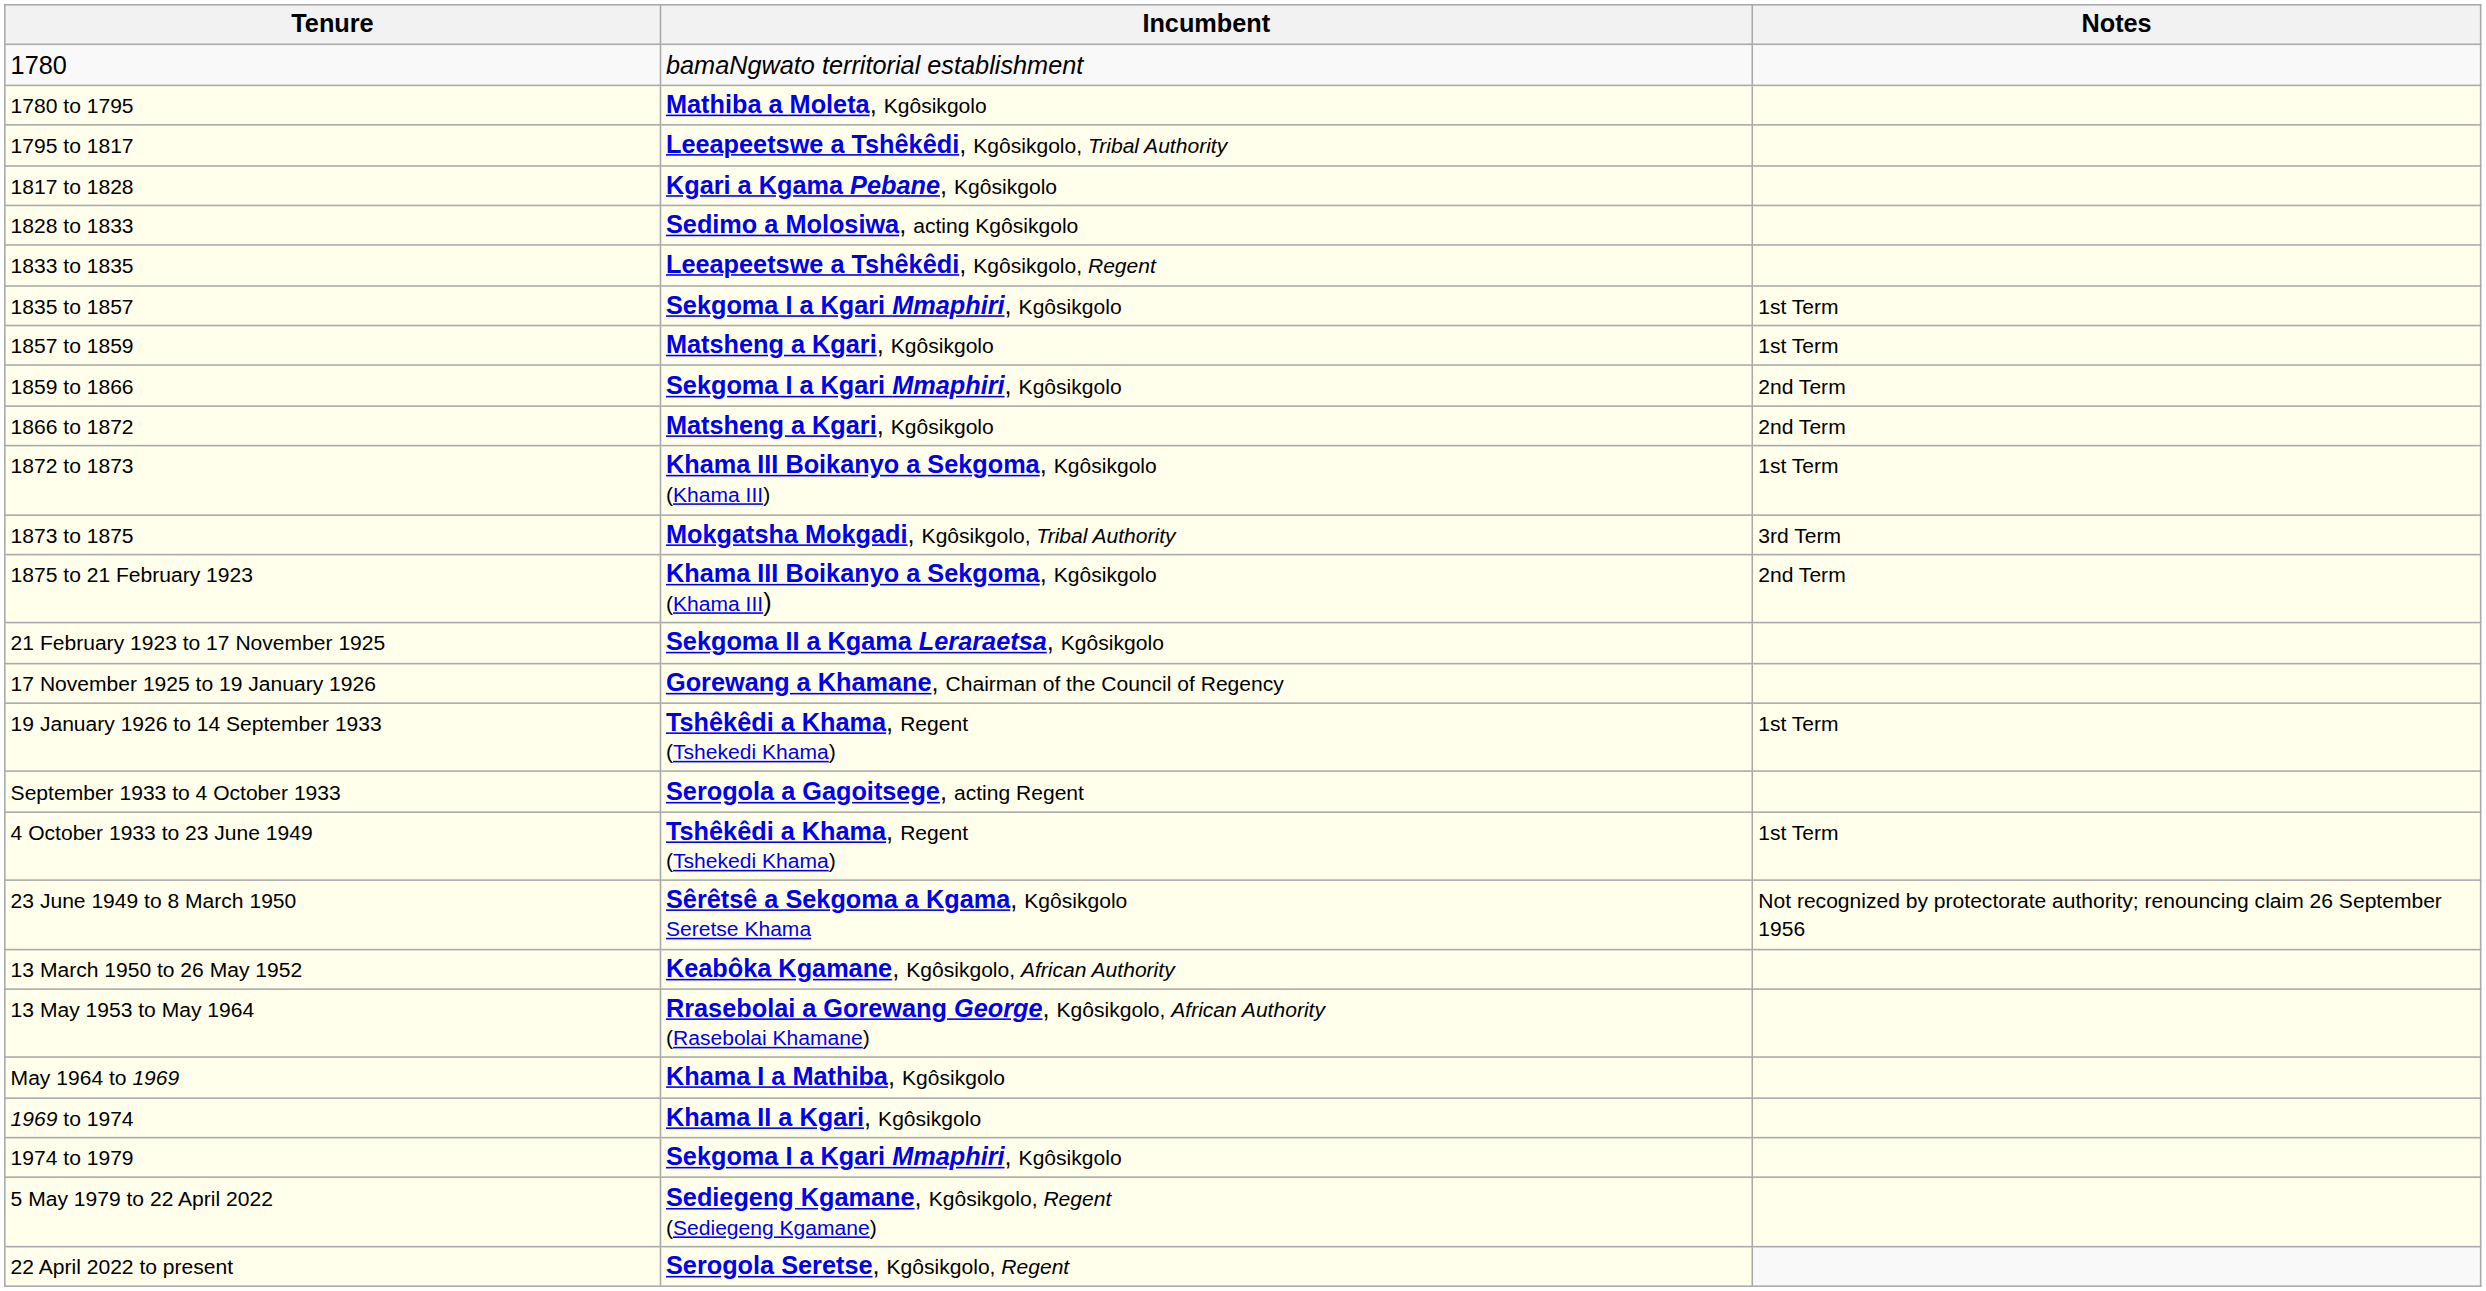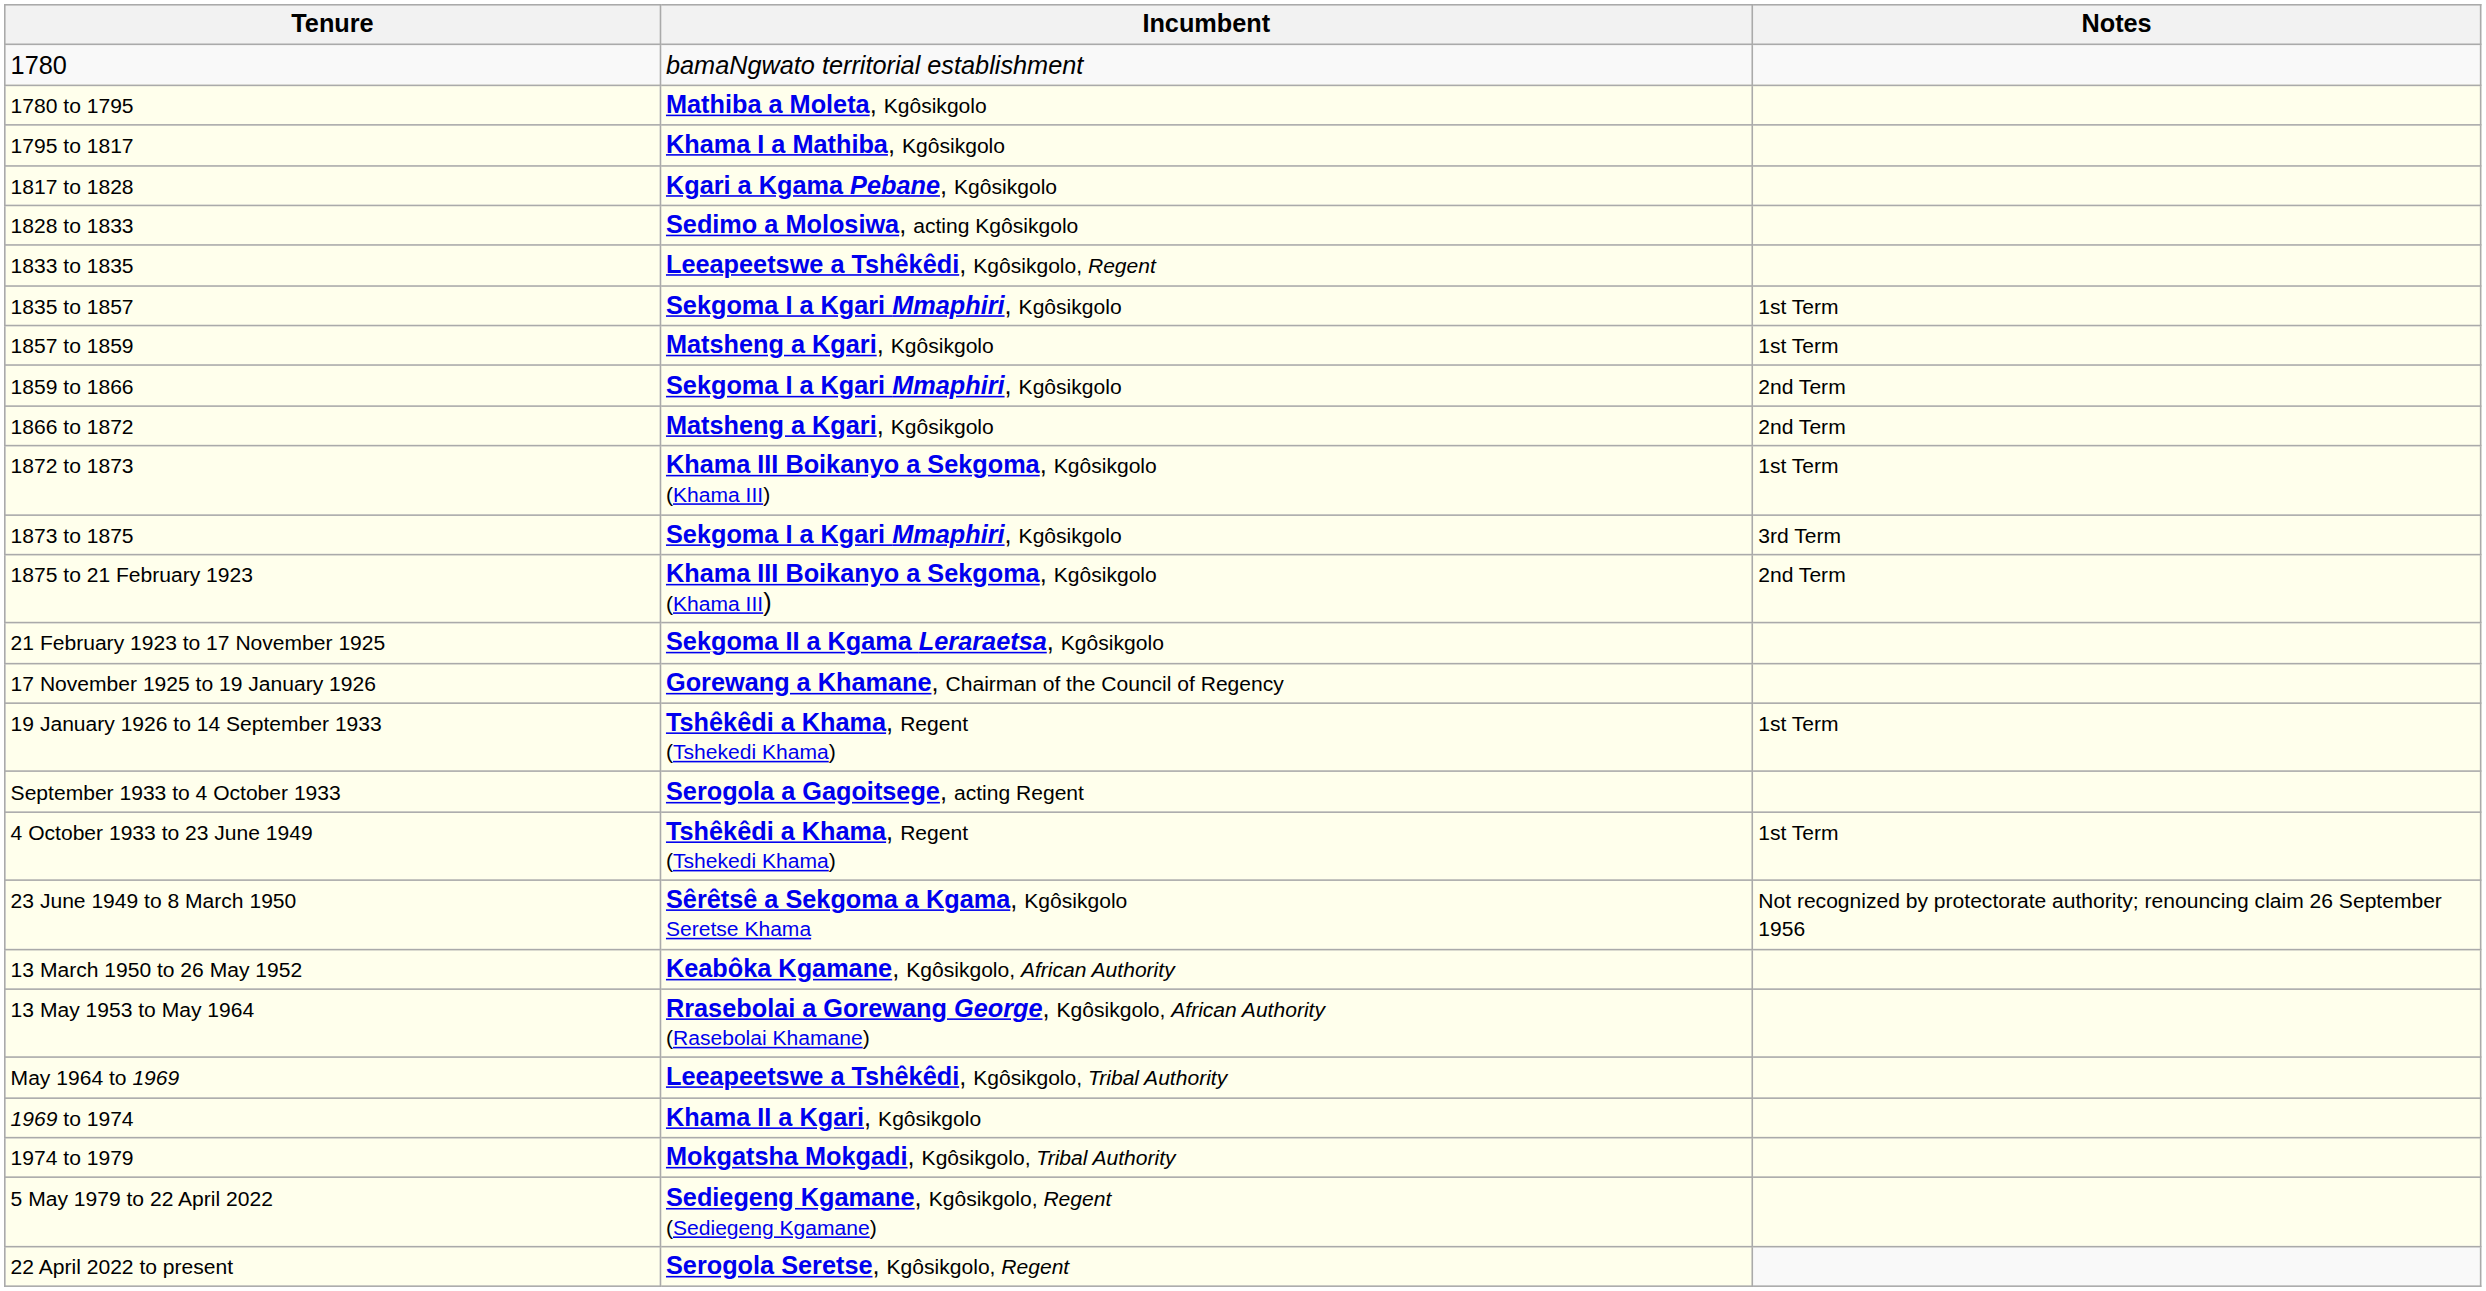(947, 144) Leeapeetswe a Tshêkêdi, Kgôsikgolo, Tribal Authority -> (835, 144) Khama I a Mathiba, Kgôsikgolo
(921, 534) Mokgatsha Mokgadi, Kgôsikgolo, Tribal Authority -> (894, 534) Sekgoma I a Kgari Mmaphiri, Kgôsikgolo
(835, 1077) Khama I a Mathiba, Kgôsikgolo -> (947, 1077) Leeapeetswe a Tshêkêdi, Kgôsikgolo, Tribal Authority
(894, 1157) Sekgoma I a Kgari Mmaphiri, Kgôsikgolo -> (921, 1157) Mokgatsha Mokgadi, Kgôsikgolo, Tribal Authority
